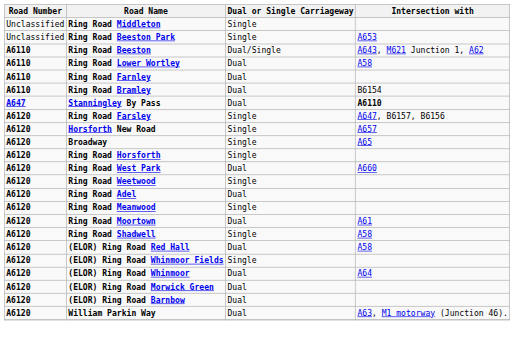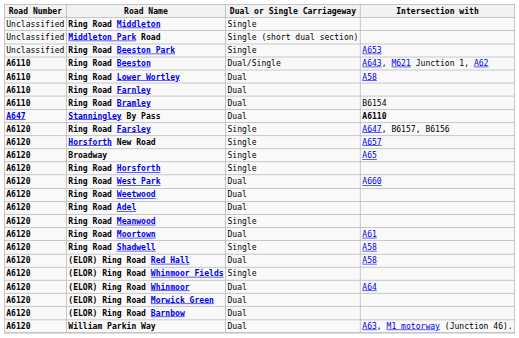+ row: (114, 37)
(242, 182) Single -> (237, 195) Dual
